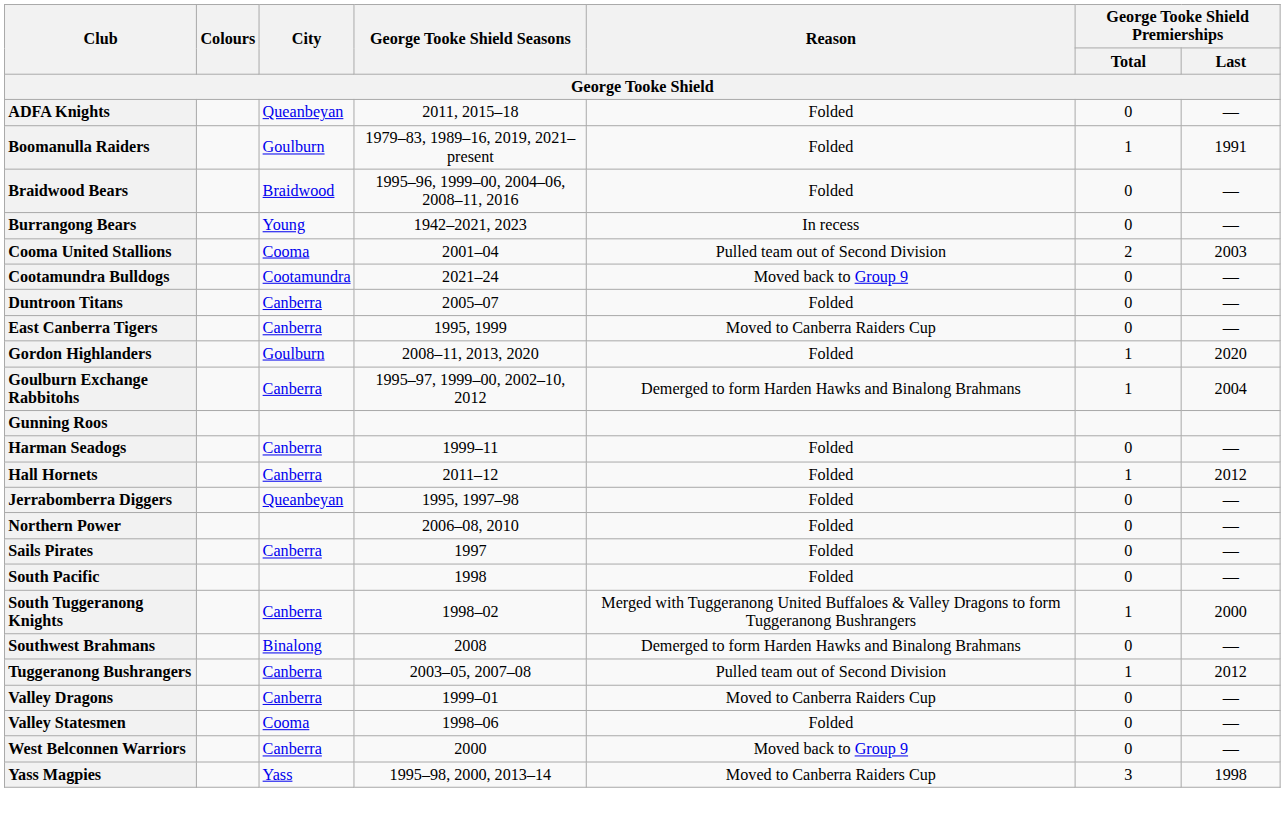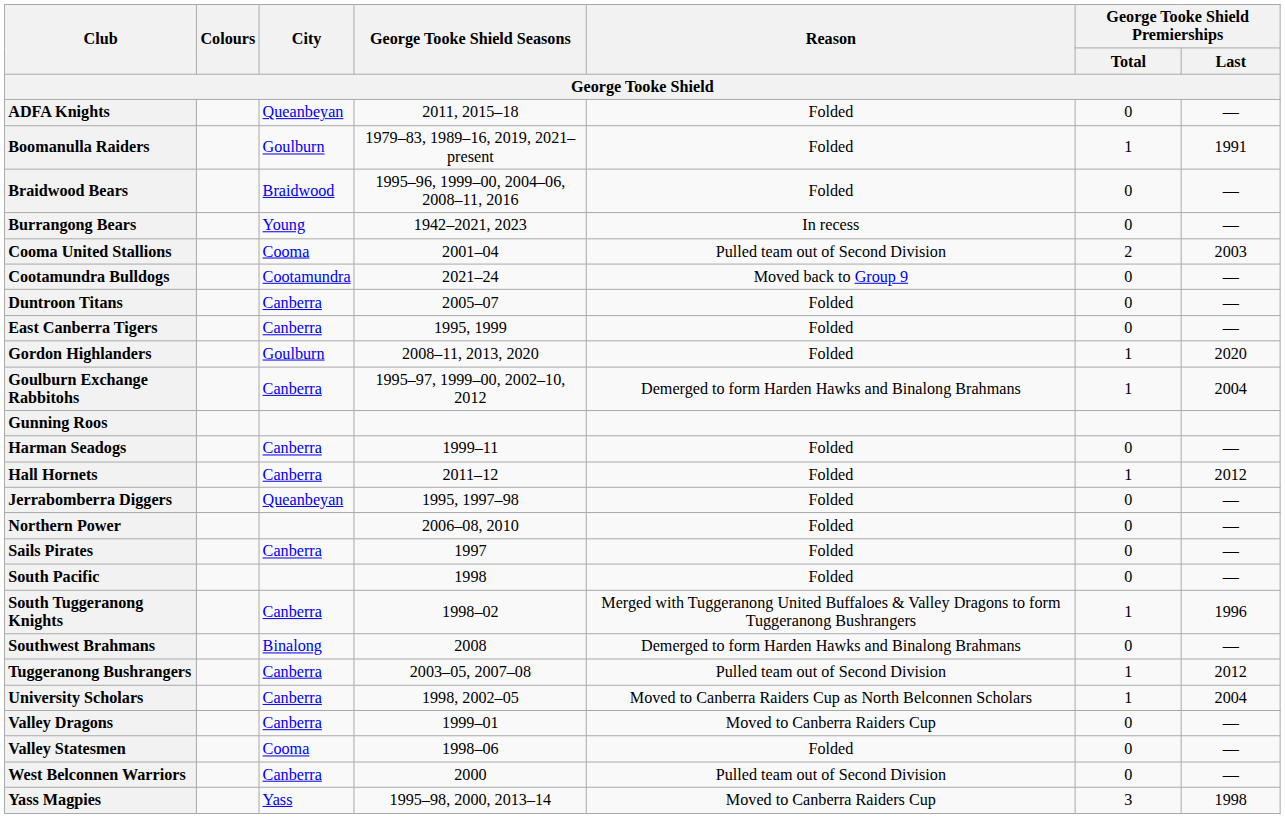(831, 328) Moved to Canberra Raiders Cup -> (831, 328) Folded
(1231, 611) 2000 -> (1231, 611) 1996
+ row: (76, 697)
(831, 748) Moved back to Group 9 -> (831, 774) Pulled team out of Second Division
